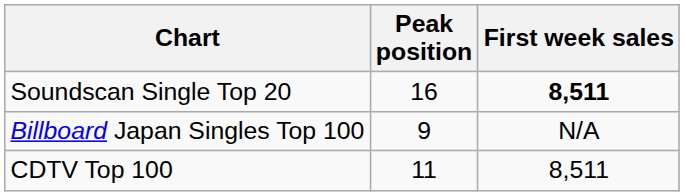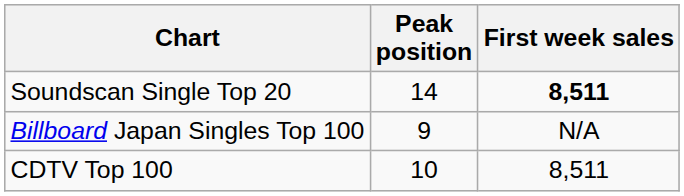(424, 91) 16 -> (424, 91) 14
(424, 170) 11 -> (424, 170) 10
